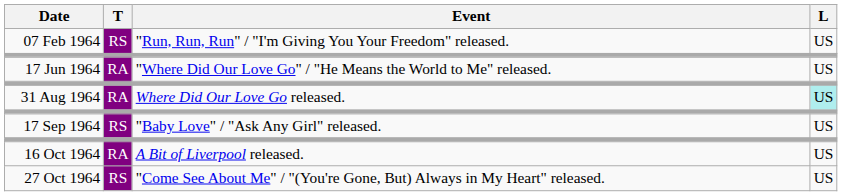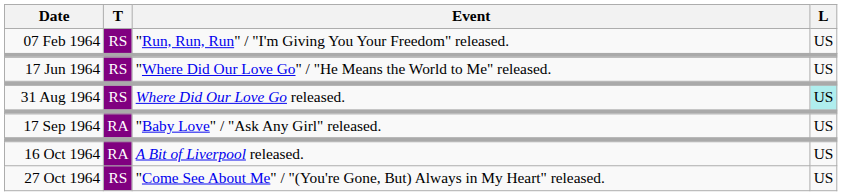(118, 69) RA -> (118, 69) RS
(118, 97) RA -> (118, 97) RS
(118, 125) RS -> (118, 125) RA
